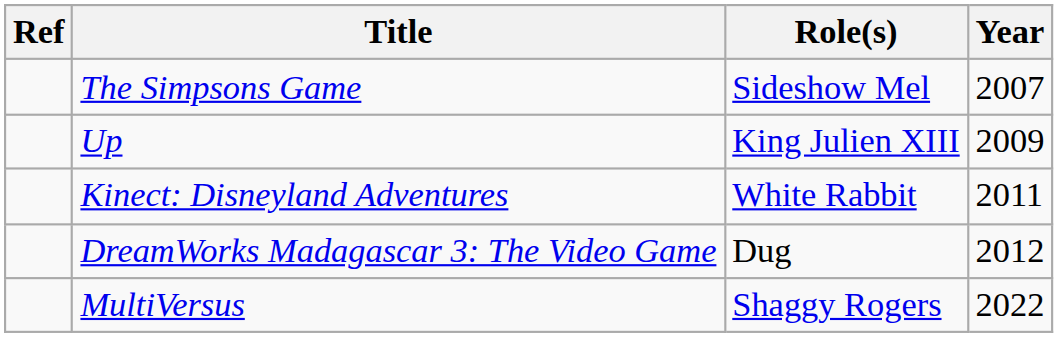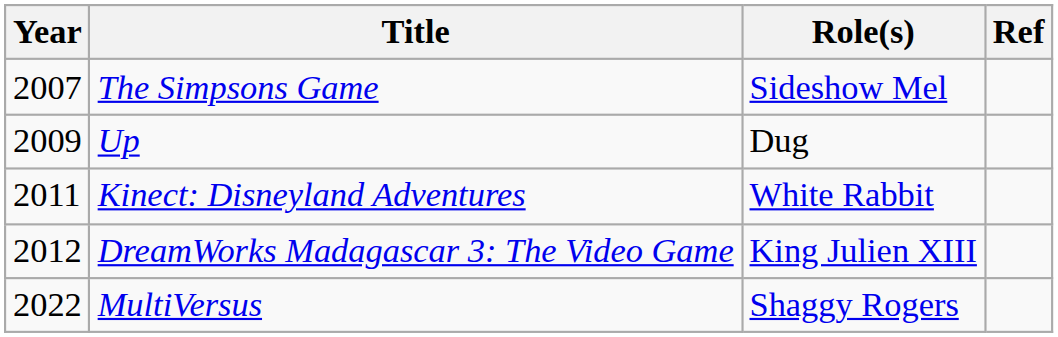columns swapped: (1010, 31) <-> (39, 31)
(846, 140) King Julien XIII -> (779, 140) Dug
(762, 250) Dug -> (863, 250) King Julien XIII
